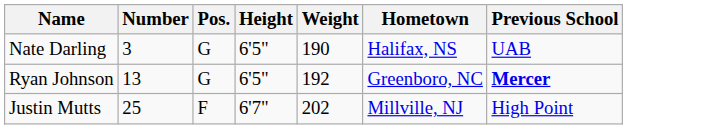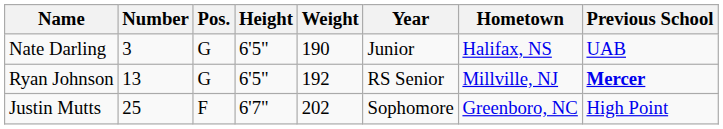+ column: (411, 19)
(425, 78) Greenboro, NC -> (510, 78) Millville, NJ
(415, 108) Millville, NJ -> (520, 108) Greenboro, NC
